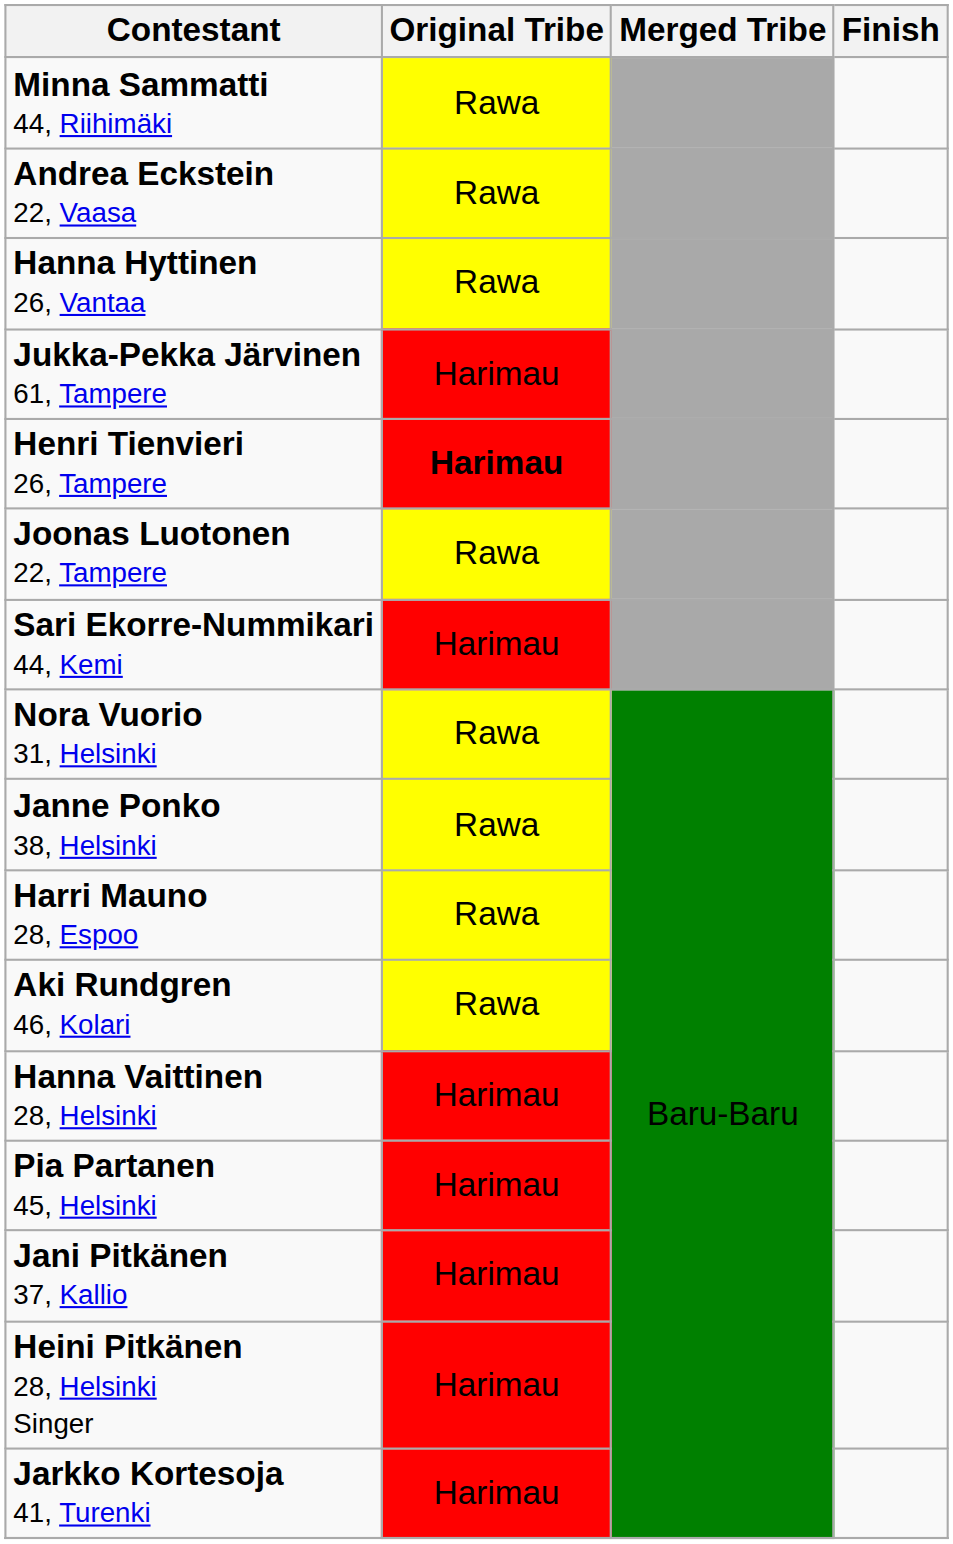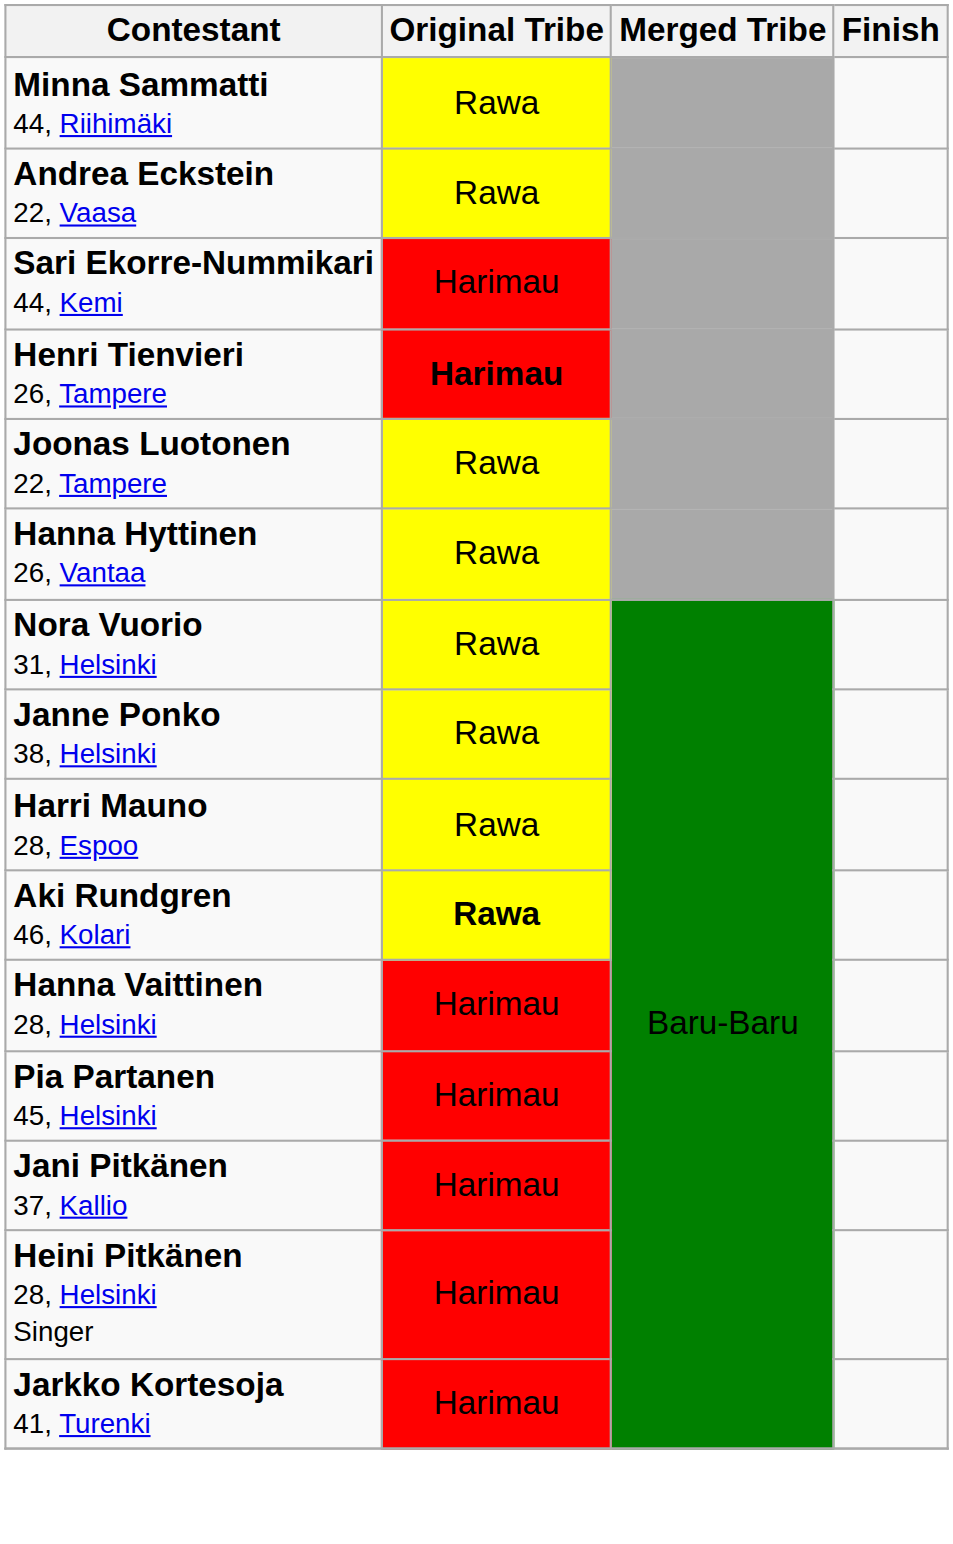rows swapped: (135, 282) <-> (194, 643)
- row: (187, 373)
(497, 1004) normal -> (497, 914) bold
